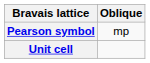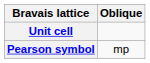rows swapped: (51, 31) <-> (51, 49)
